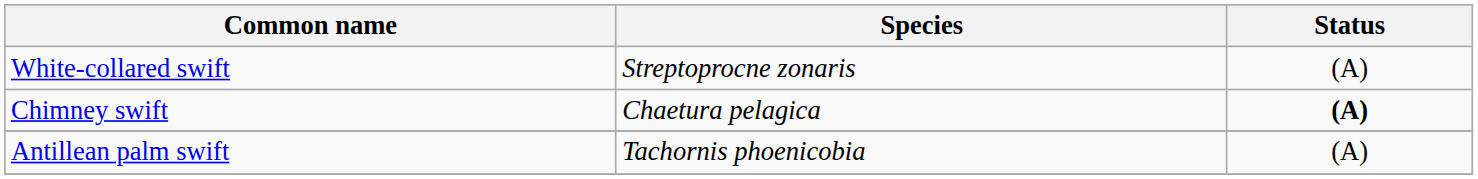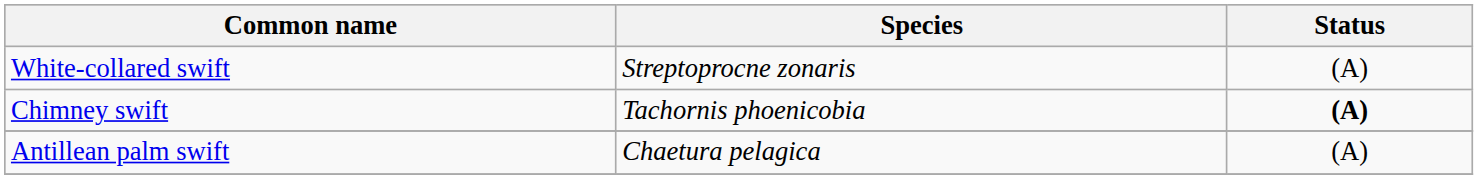(721, 109) Chaetura pelagica -> (744, 109) Tachornis phoenicobia
(744, 151) Tachornis phoenicobia -> (721, 151) Chaetura pelagica
